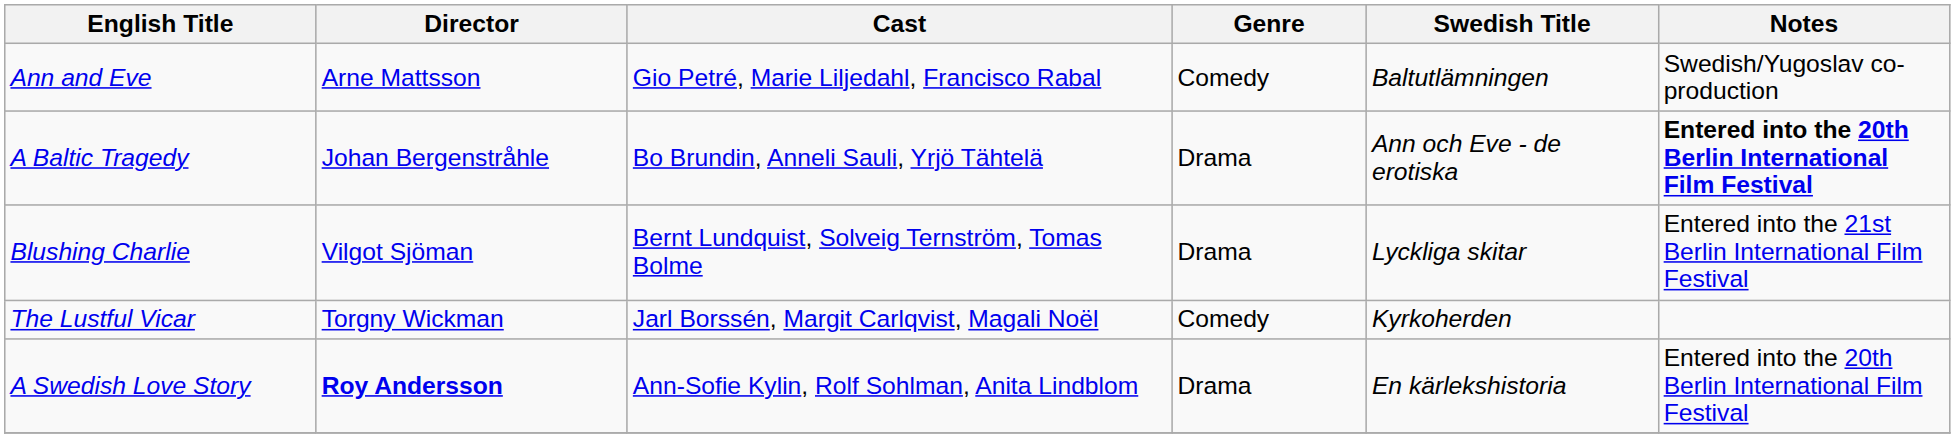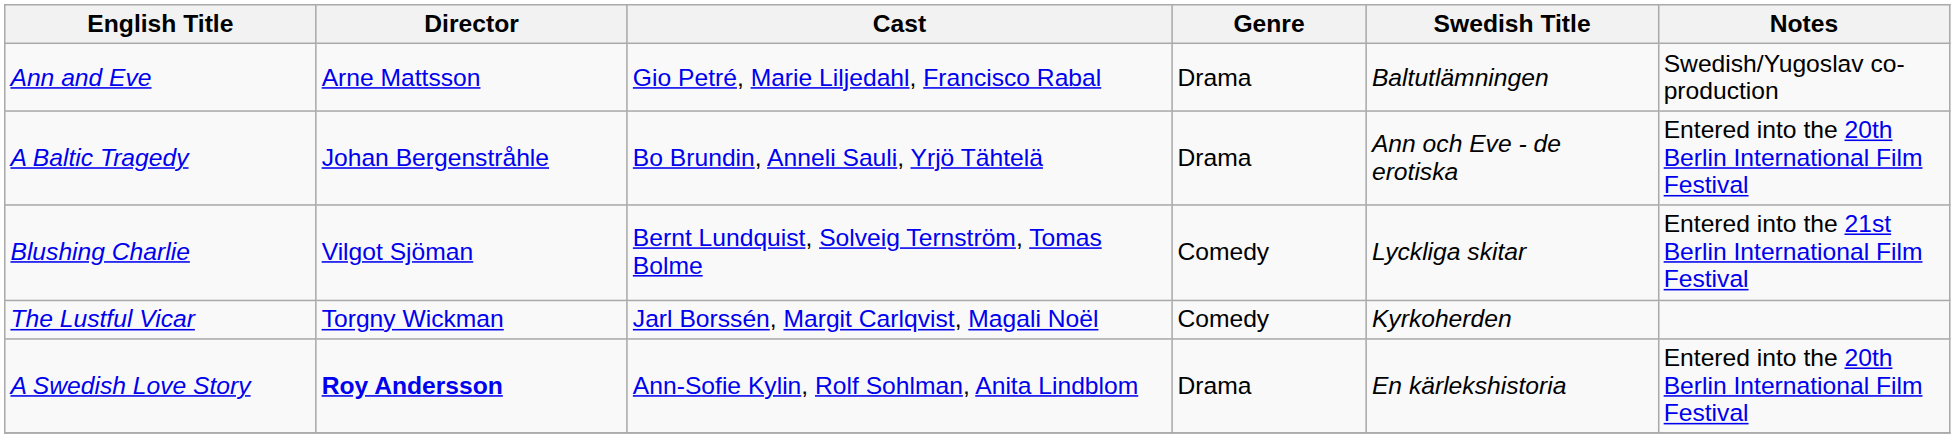(1223, 76) Comedy -> (1214, 76) Drama
(1786, 157) bold -> (1793, 157) normal
(1214, 252) Drama -> (1223, 252) Comedy
